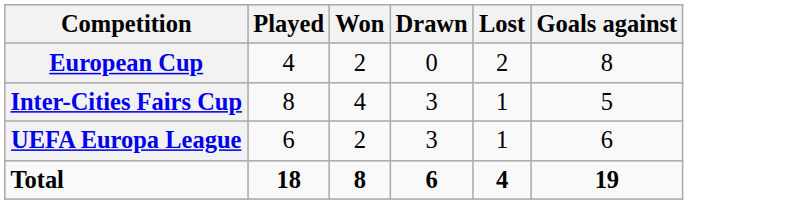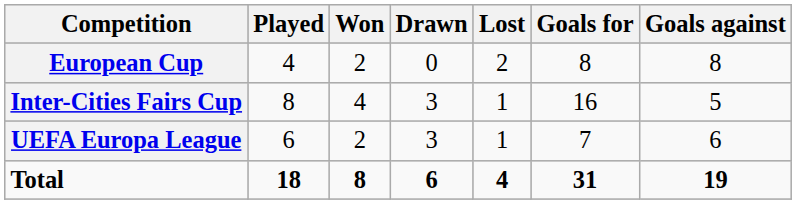+ column: (585, 23)
